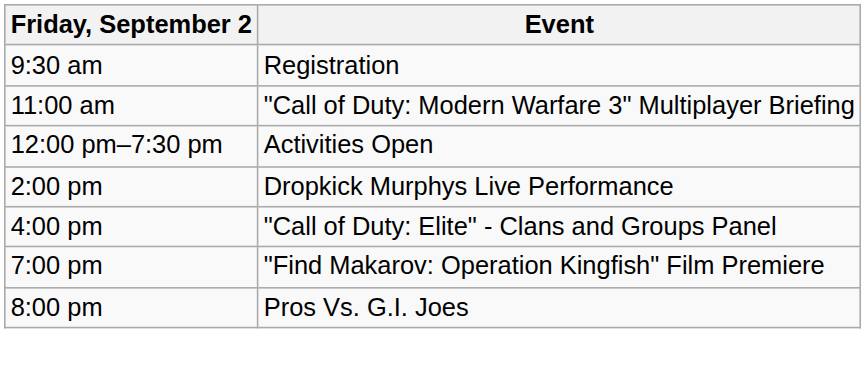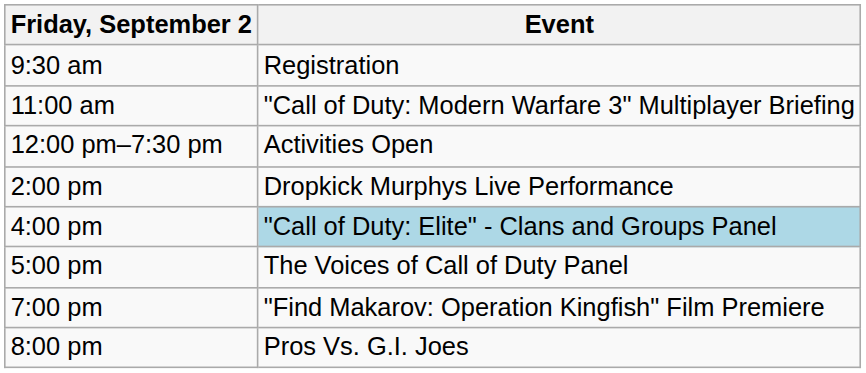(520, 226) no background -> (520, 226) lightblue background
+ row: (57, 266)
